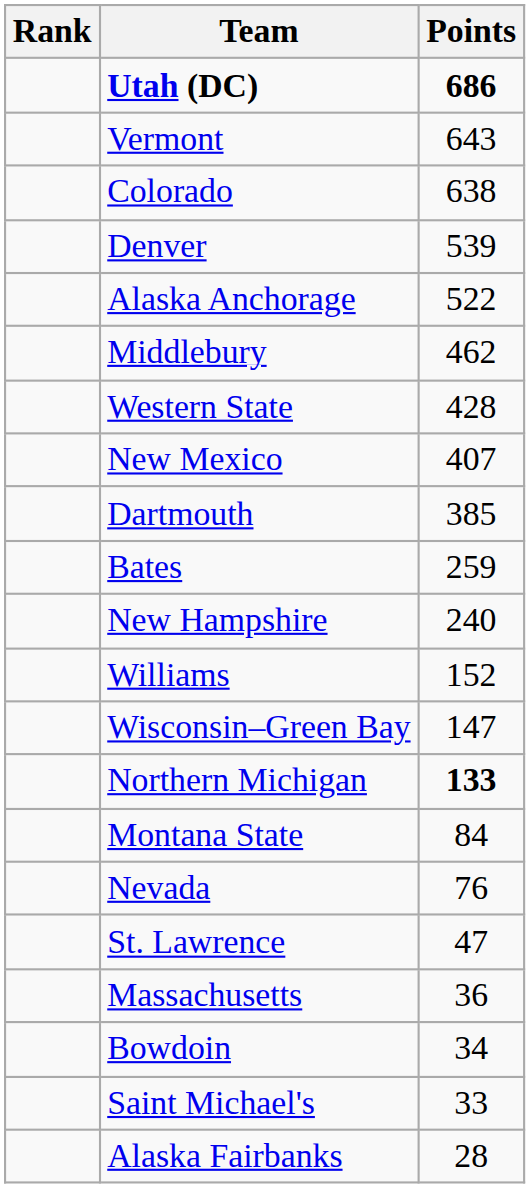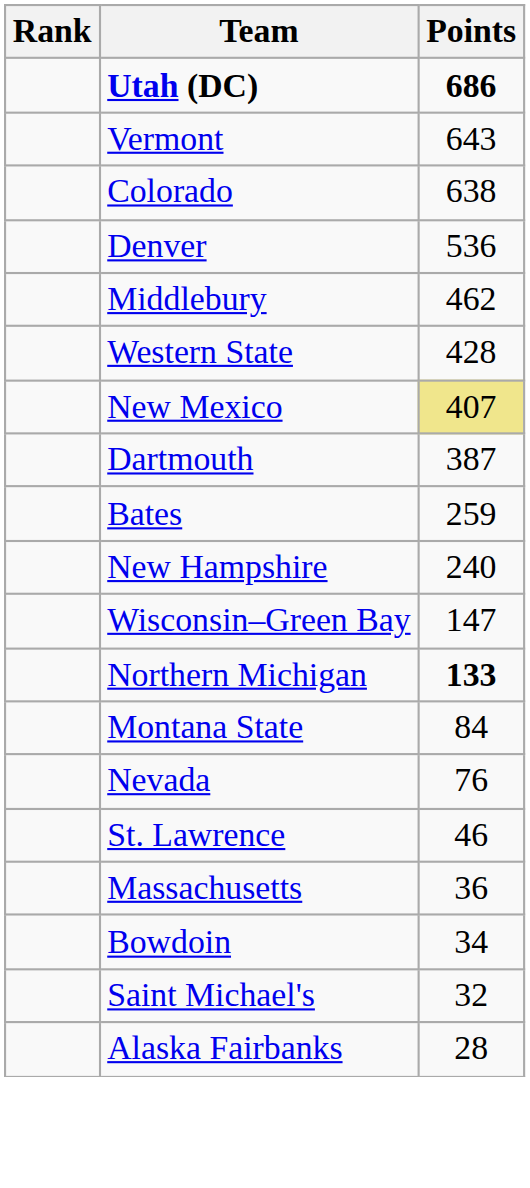(471, 245) 539 -> (471, 245) 536
- row: (231, 298)
(471, 459) no background -> (471, 406) khaki background
(471, 513) 385 -> (471, 459) 387
- row: (168, 673)
(471, 941) 47 -> (471, 834) 46
(471, 1102) 33 -> (471, 995) 32
